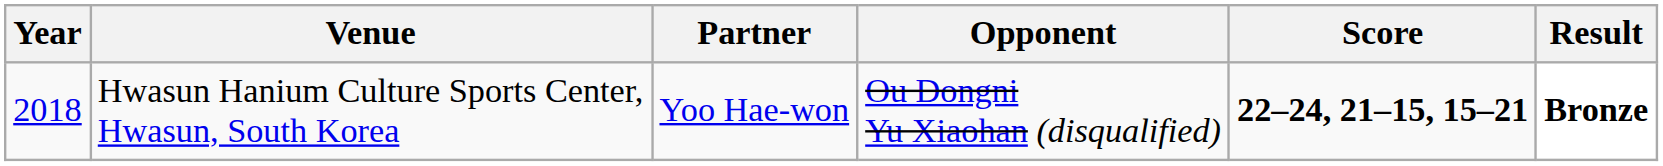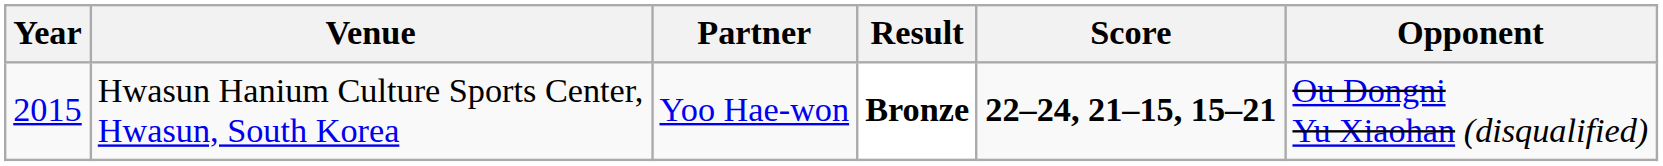columns swapped: (1043, 33) <-> (1596, 33)
(47, 109) 2018 -> (47, 109) 2015
